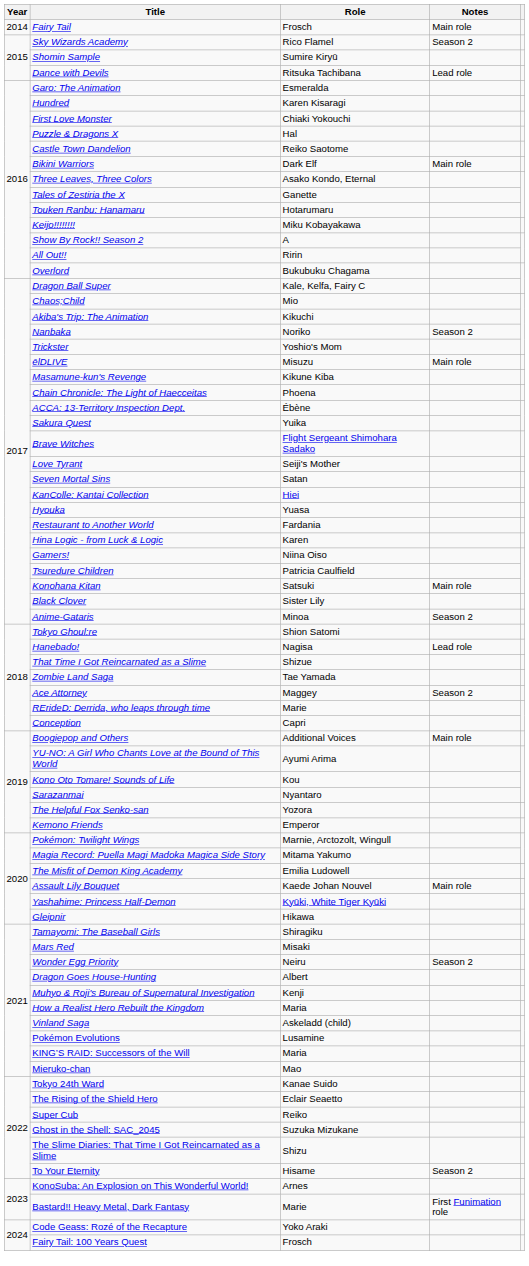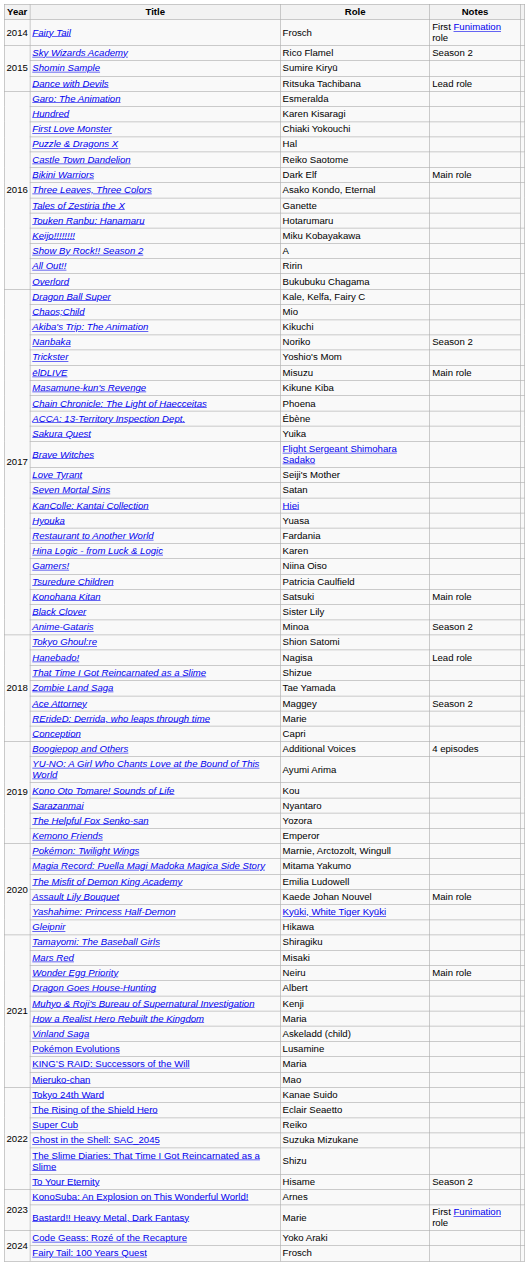(452, 27) Main role -> (467, 32) First Funimation role
(452, 738) Main role -> (455, 749) 4 episodes
(452, 962) Season 2 -> (452, 973) Main role
